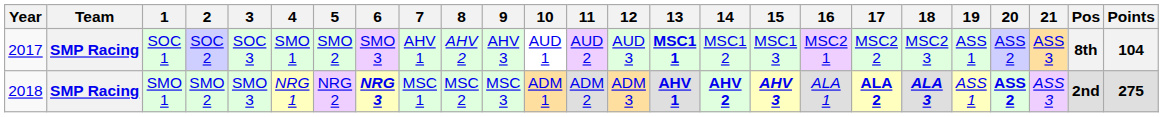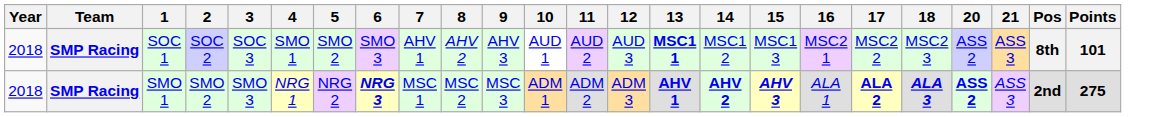- column: (971, 16)
(25, 49) 2017 -> (25, 49) 2018
(1131, 49) 104 -> (1093, 49) 101
